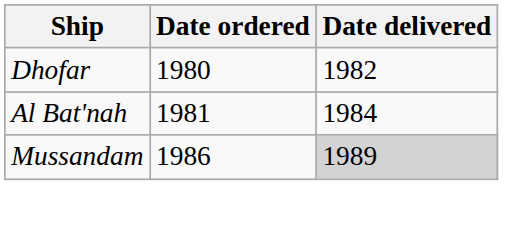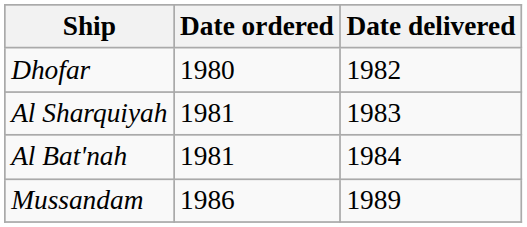+ row: (89, 112)
(350, 156) lightgrey background -> (374, 199) no background
